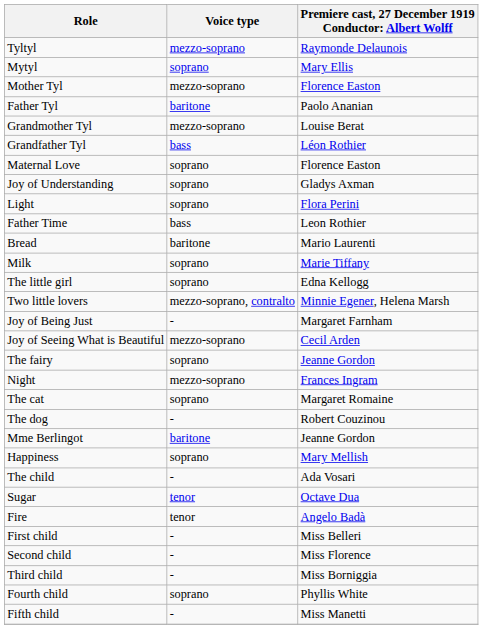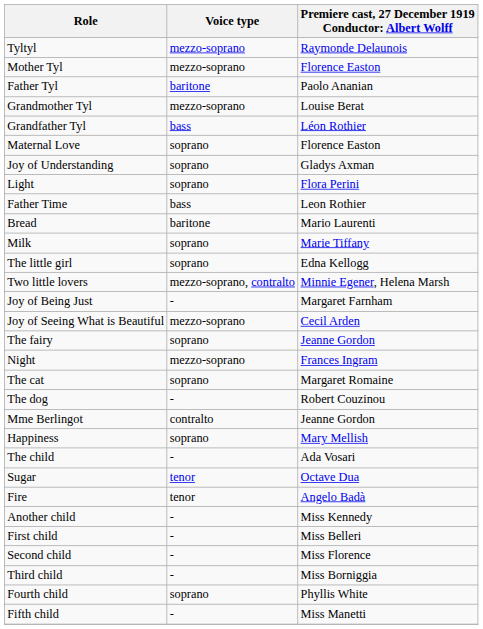- row: (22, 67)
(190, 438) baritone -> (192, 418) contralto
+ row: (41, 516)
